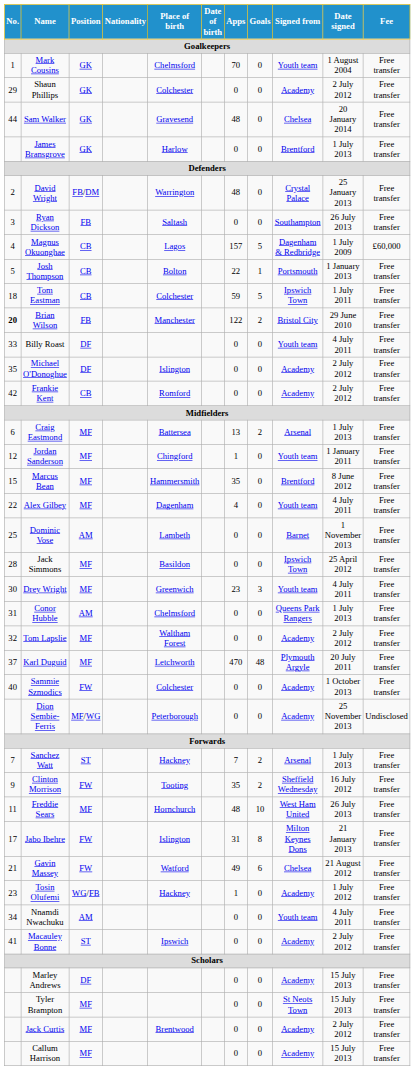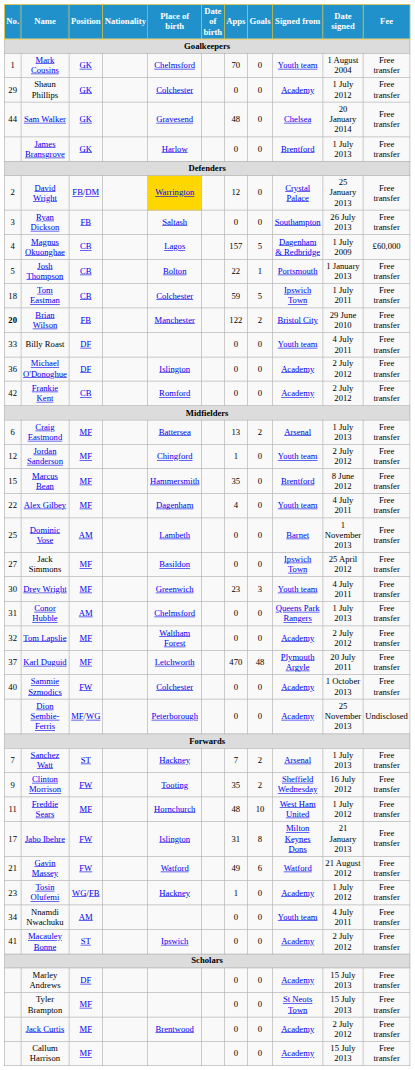(343, 90) 2 July 2012 -> (343, 90) 1 July 2012
(175, 193) no background -> (175, 193) gold background
(236, 193) 48 -> (236, 193) 12
(13, 369) 35 -> (13, 369) 36
(343, 457) 1 January 2011 -> (343, 457) 2 July 2012
(13, 565) 28 -> (13, 565) 27
(343, 809) 26 July 2013 -> (343, 809) 1 July 2012
(298, 868) Chelsea -> (298, 868) Watford
